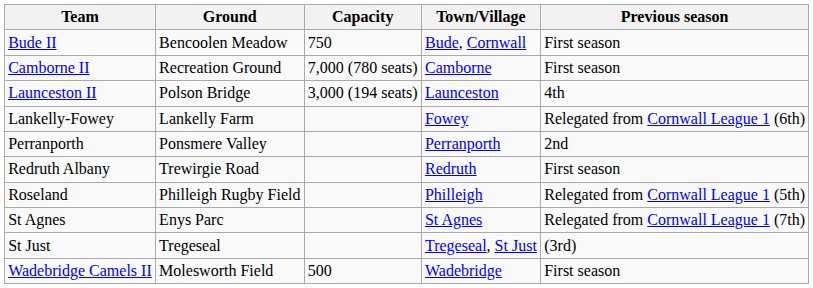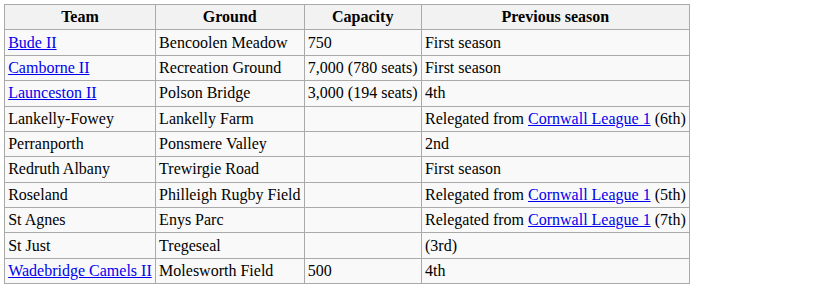- column: (481, 17)
(582, 270) First season -> (435, 270) 4th
